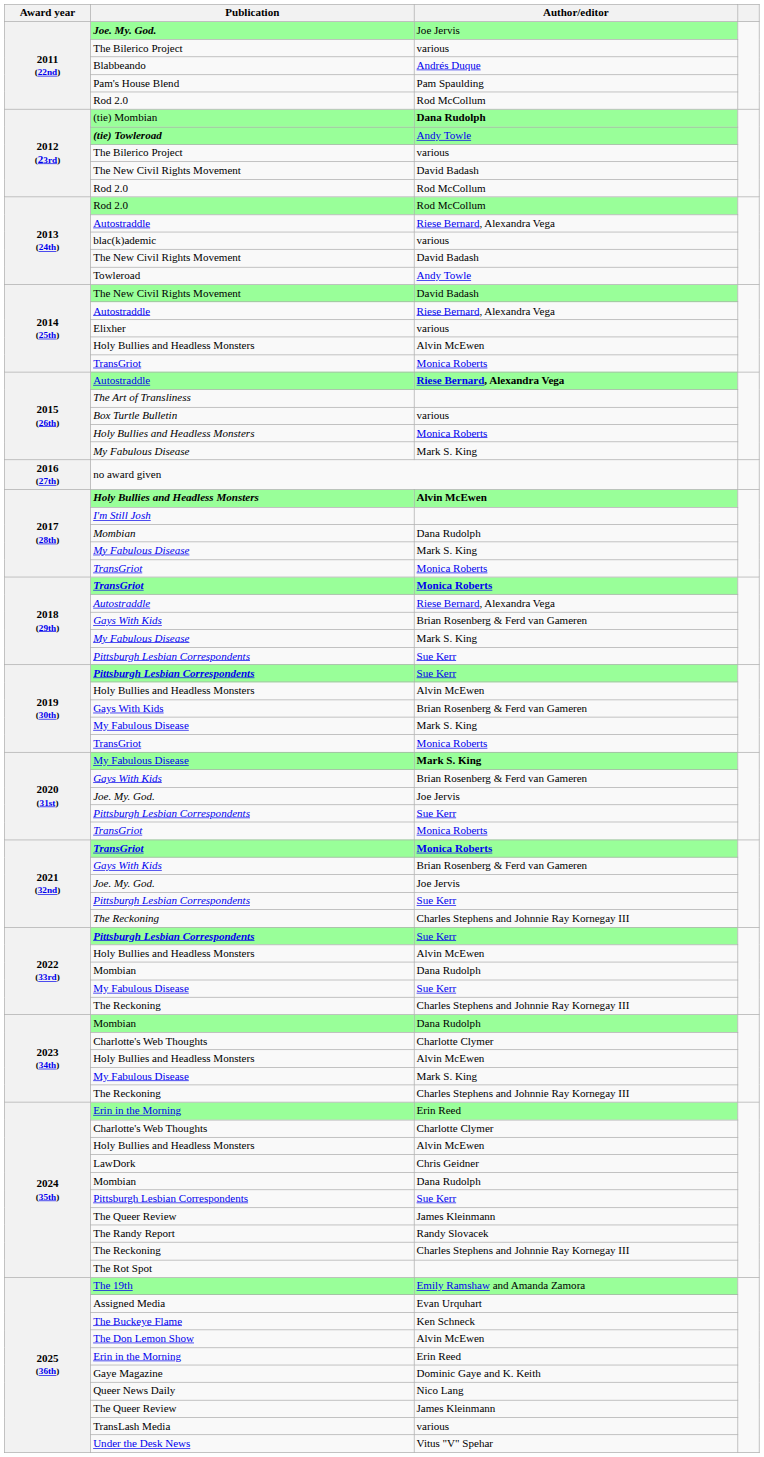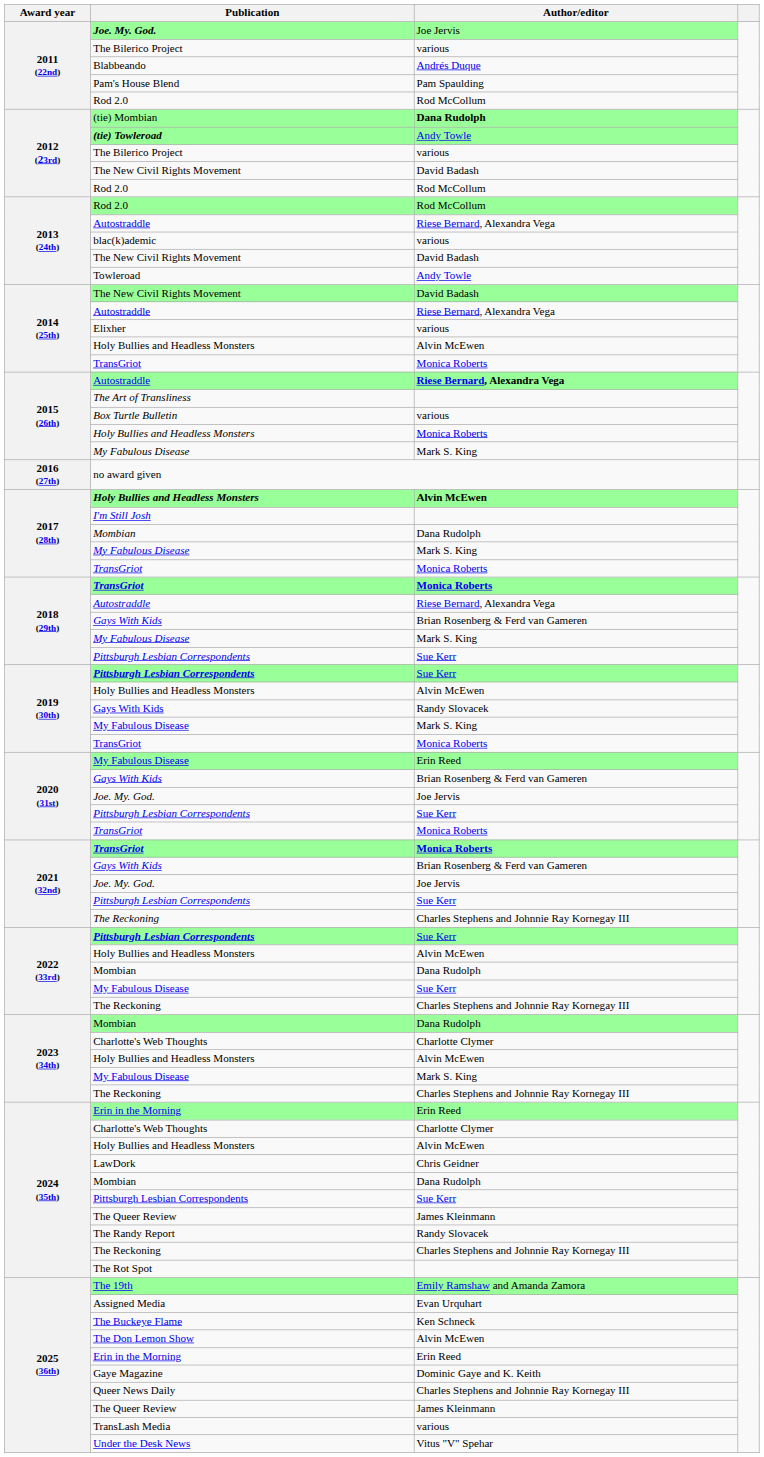(502, 708) Brian Rosenberg & Ferd van Gameren -> (453, 708) Randy Slovacek
(449, 761) Mark S. King -> (439, 761) Erin Reed
(440, 1391) Nico Lang -> (523, 1391) Charles Stephens and Johnnie Ray Kornegay III
